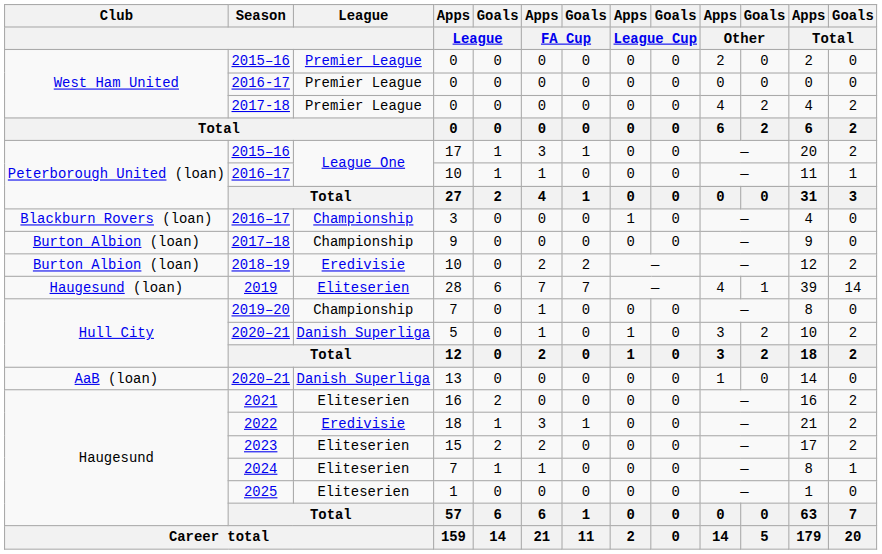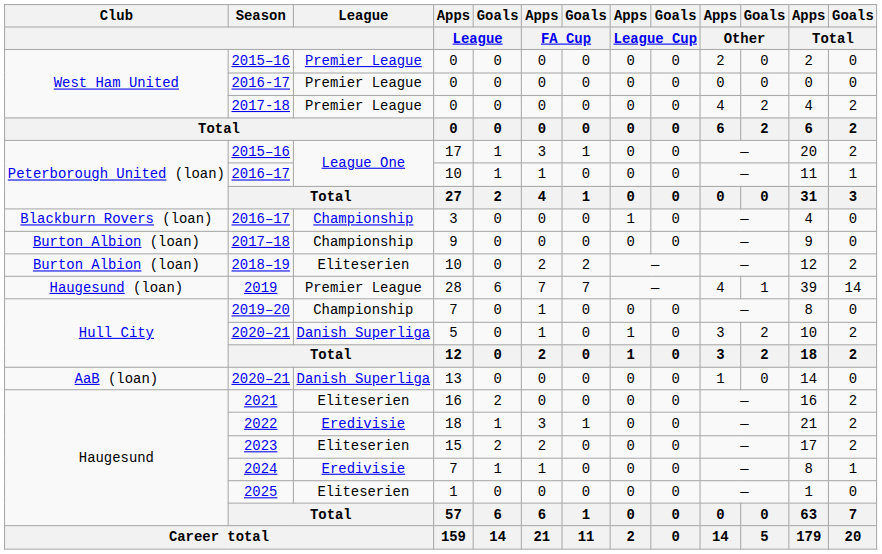(363, 265) Eredivisie -> (363, 265) Eliteserien
(363, 288) Eliteserien -> (363, 288) Premier League
(363, 469) Eliteserien -> (363, 469) Eredivisie
